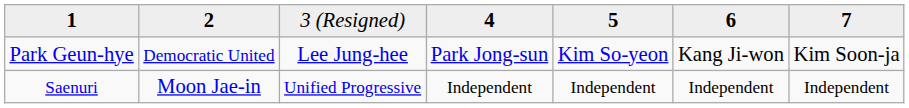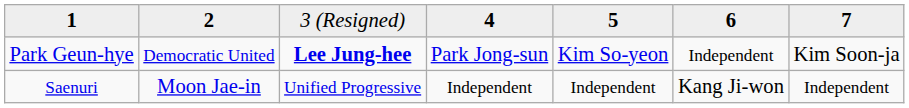(353, 53) normal -> (353, 53) bold
(731, 53) Kang Ji-won -> (731, 54) Independent
(731, 87) Independent -> (731, 86) Kang Ji-won
